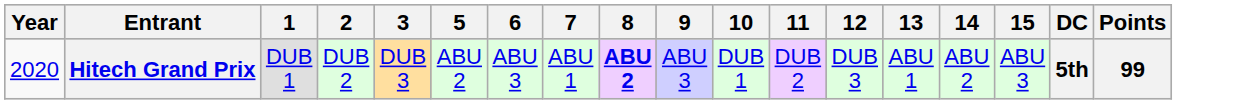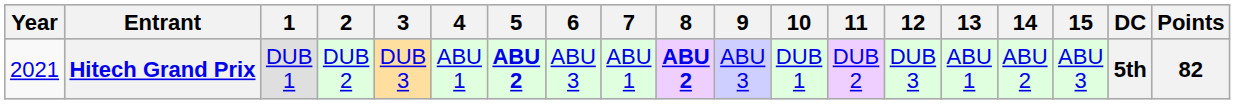+ column: (459, 22)
(35, 69) 2020 -> (35, 69) 2021
(459, 69) normal -> (516, 69) bold
(1133, 69) 99 -> (1191, 69) 82
